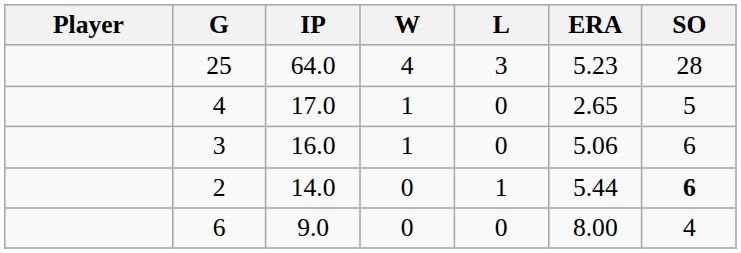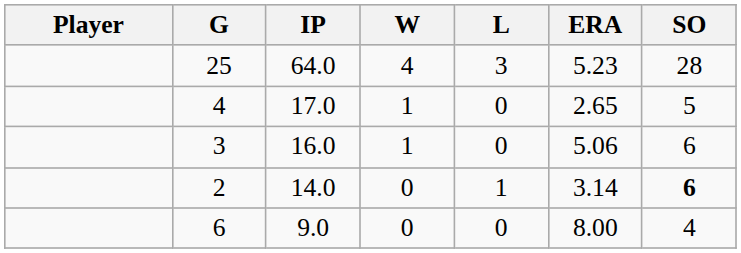(595, 187) 5.44 -> (595, 187) 3.14
